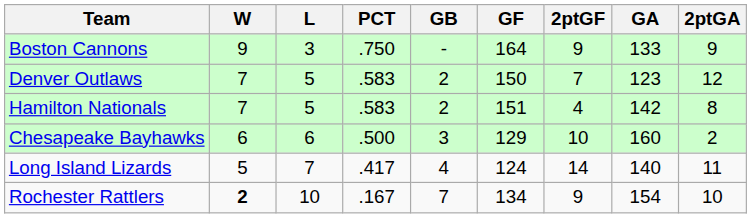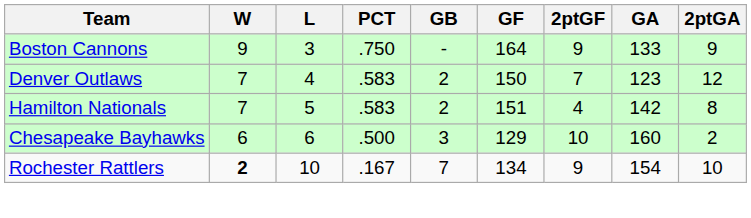(310, 78) 5 -> (310, 78) 4
- row: (90, 167)
